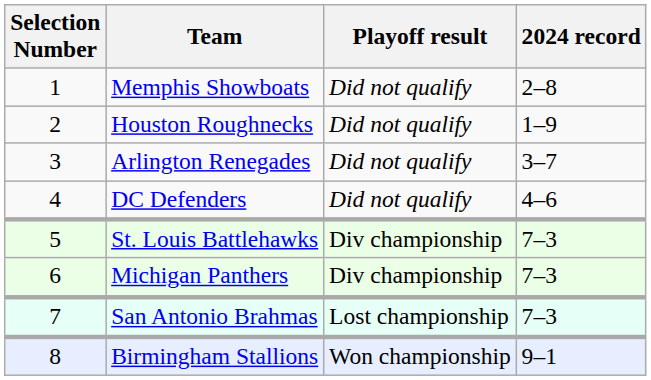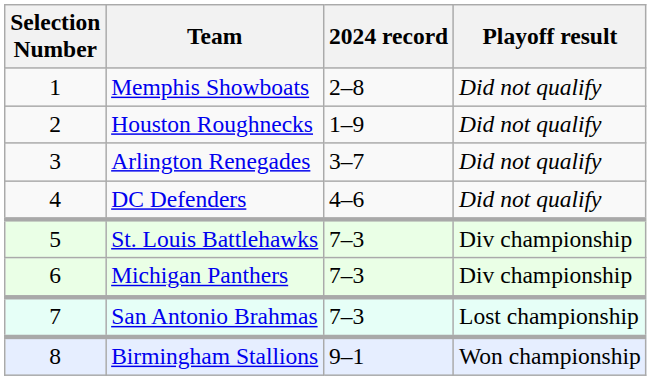columns swapped: (581, 36) <-> (420, 36)
